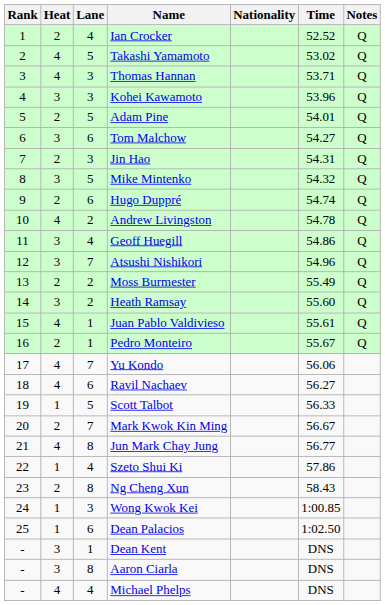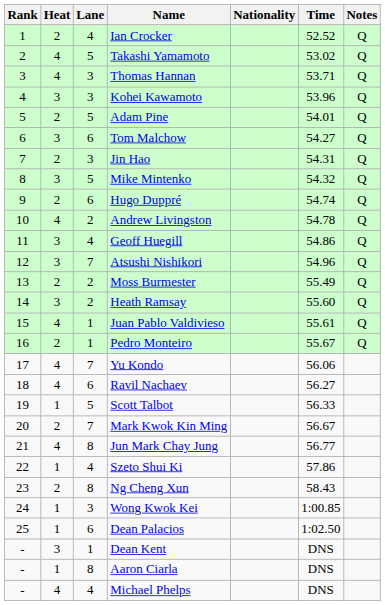(57, 569) 3 -> (57, 569) 1
